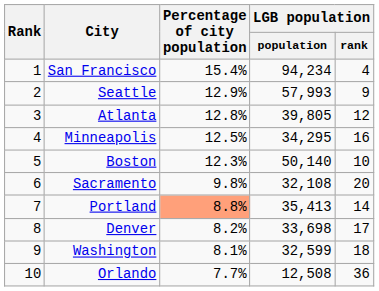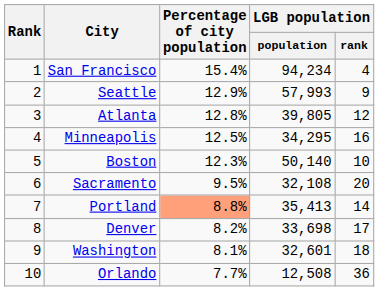(230, 184) 9.8% -> (230, 184) 9.5%
(306, 252) 32,599 -> (306, 252) 32,601
